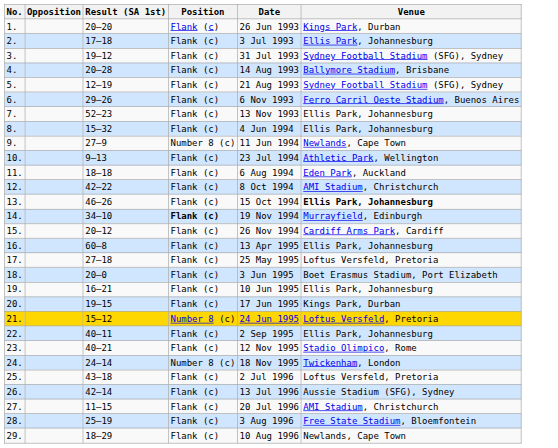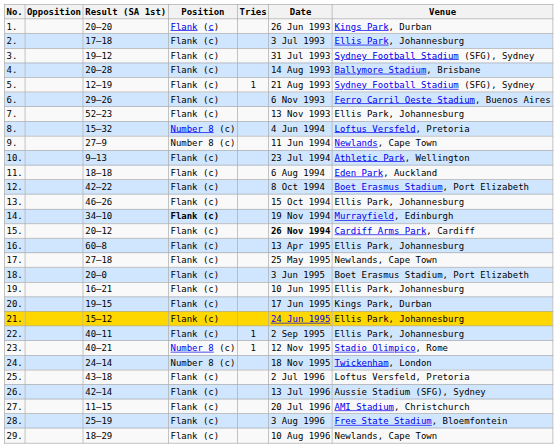+ column: (253, 12)
(195, 129) Flank (c) -> (203, 129) Number 8 (c)
(368, 129) Ellis Park, Johannesburg -> (402, 129) Loftus Versfeld, Pretoria
(371, 187) AMI Stadium, Christchurch -> (432, 187) Boet Erasmus Stadium, Port Elizabeth
(368, 202) bold -> (399, 202) normal
(269, 231) normal -> (301, 231) bold
(371, 260) Loftus Versfeld, Pretoria -> (386, 260) Newlands, Cape Town
(203, 319) Number 8 (c) -> (195, 319) Flank (c)
(371, 319) Loftus Versfeld, Pretoria -> (399, 319) Ellis Park, Johannesburg
(195, 348) Flank (c) -> (203, 348) Number 8 (c)
